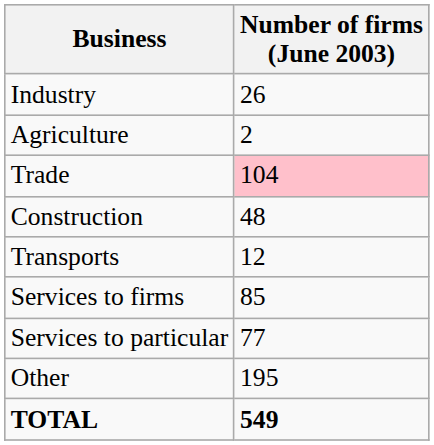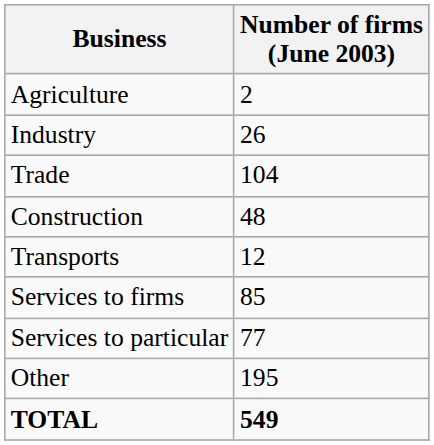rows swapped: (53, 94) <-> (70, 134)
(259, 175) pink background -> (259, 175) no background
